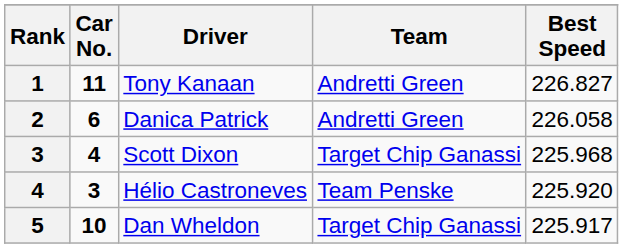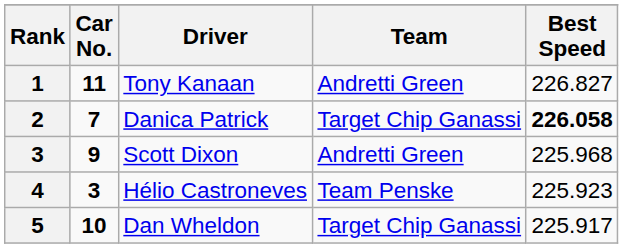(94, 119) 6 -> (94, 119) 7
(391, 119) Andretti Green -> (419, 119) Target Chip Ganassi
(572, 119) normal -> (572, 119) bold
(94, 155) 4 -> (94, 155) 9
(419, 155) Target Chip Ganassi -> (391, 155) Andretti Green
(572, 190) 225.920 -> (572, 190) 225.923
